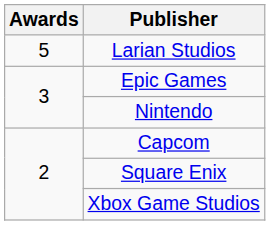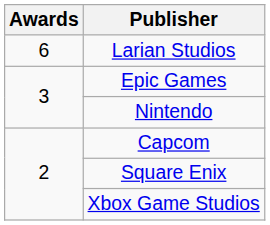(44, 50) 5 -> (44, 50) 6
